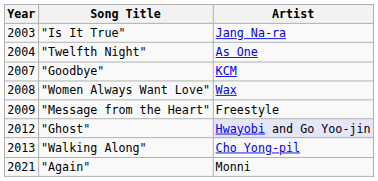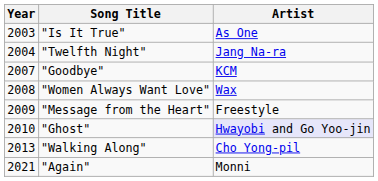(251, 33) Jang Na-ra -> (237, 33) As One
(237, 52) As One -> (251, 52) Jang Na-ra
(21, 128) 2012 -> (21, 128) 2010
